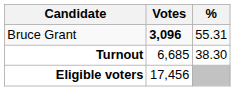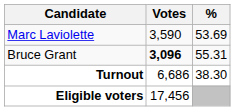+ row: (51, 34)
(173, 55) 6,685 -> (173, 75) 6,686
